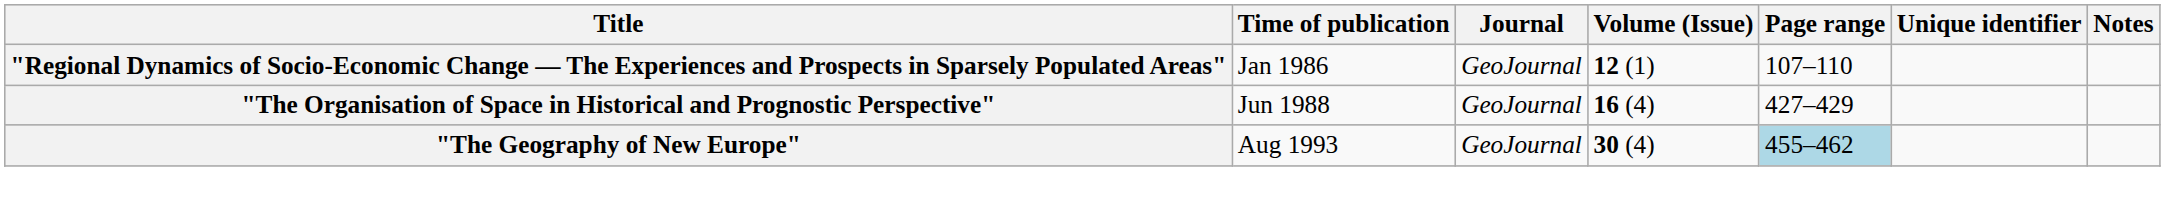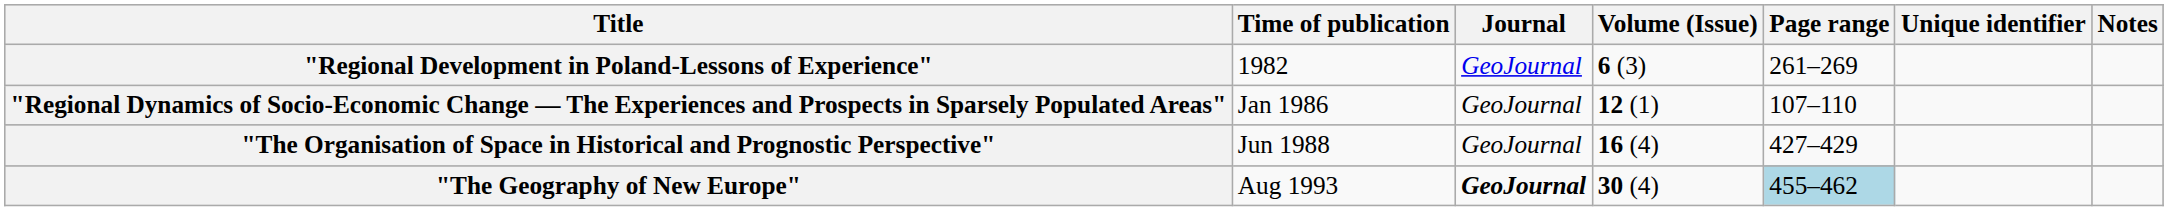+ row: (618, 64)
(1522, 144) normal -> (1524, 184) bold
